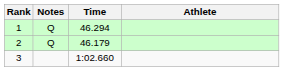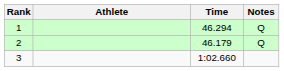columns swapped: (200, 12) <-> (51, 12)
